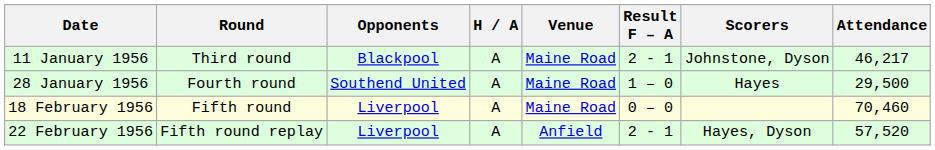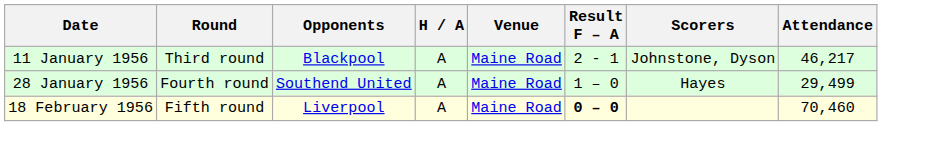(882, 83) 29,500 -> (828, 83) 29,499
(650, 108) normal -> (596, 108) bold
- row: (81, 133)
